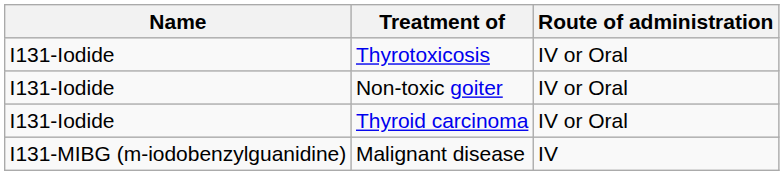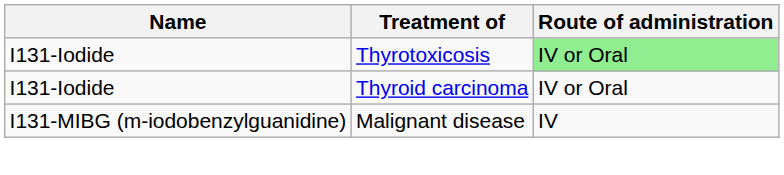(583, 55) no background -> (583, 55) lightgreen background
- row: (429, 88)
